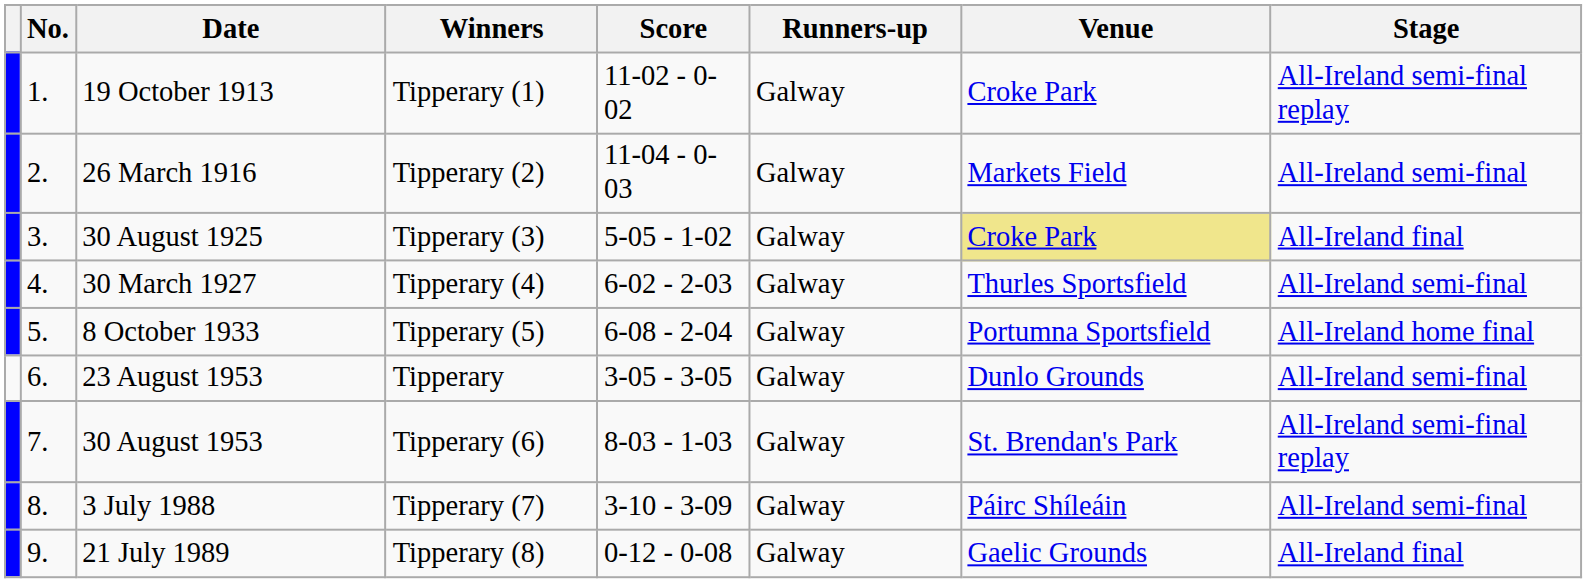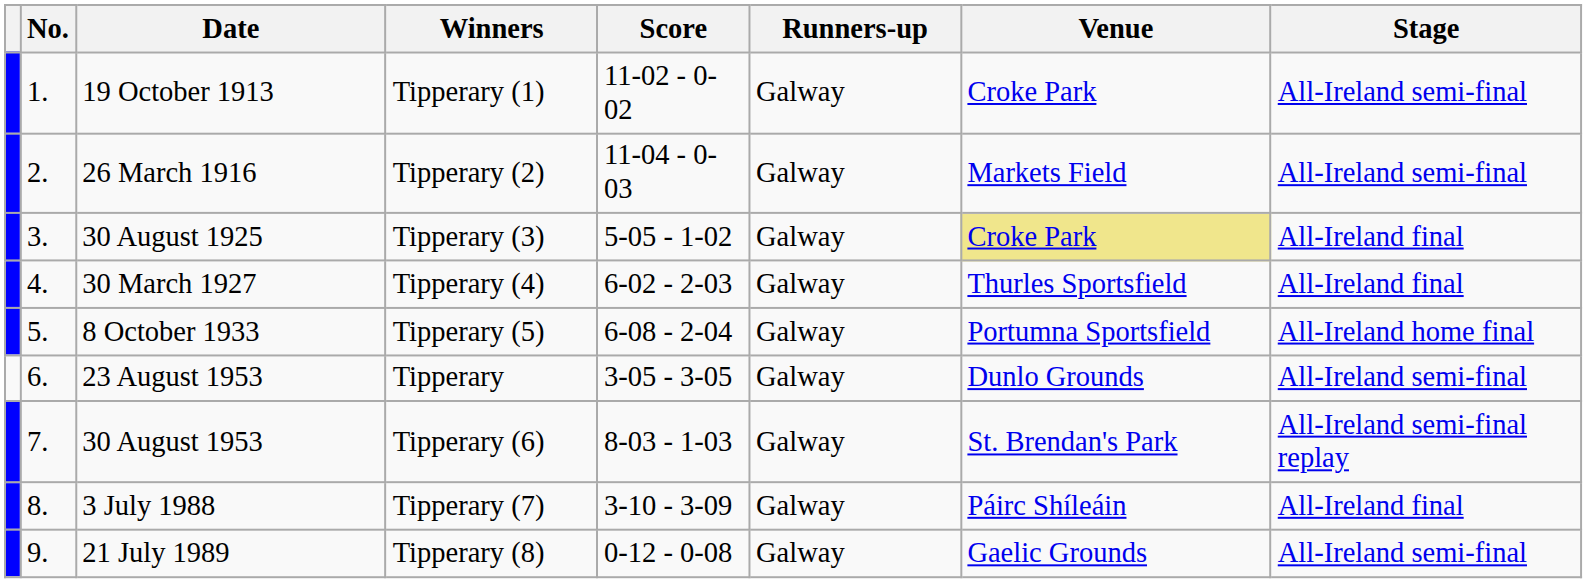(1402, 92) All-Ireland semi-final replay -> (1402, 92) All-Ireland semi-final
(1402, 283) All-Ireland semi-final -> (1371, 283) All-Ireland final
(1402, 505) All-Ireland semi-final -> (1371, 505) All-Ireland final
(1371, 552) All-Ireland final -> (1402, 552) All-Ireland semi-final
